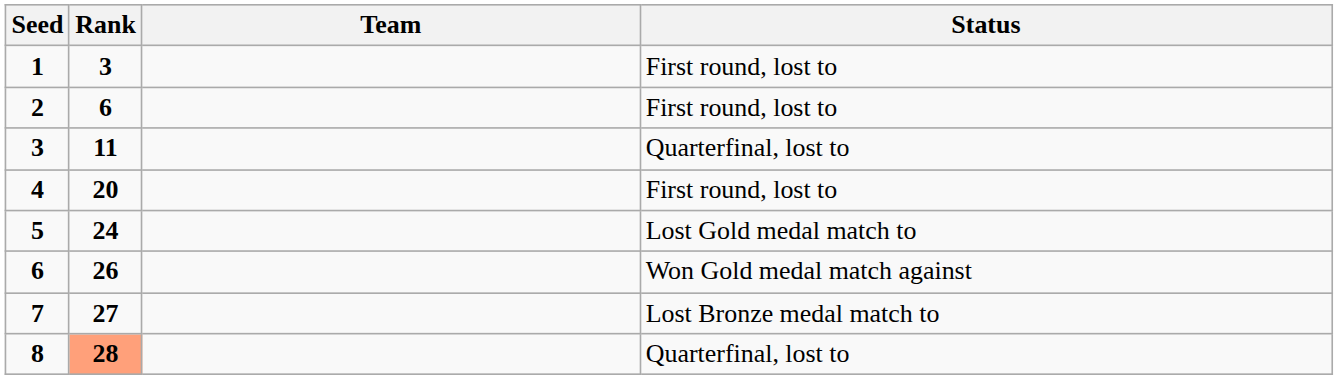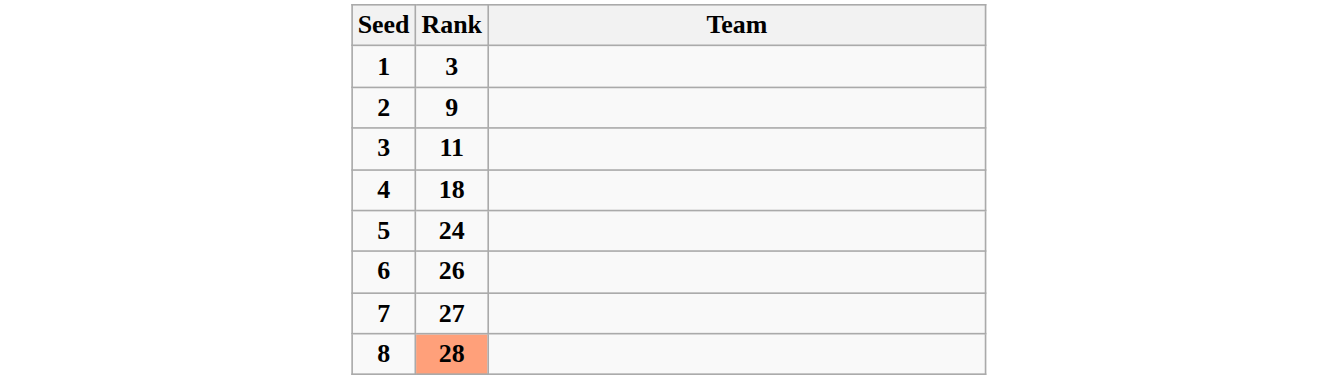- column: (986, 25)
(106, 107) 6 -> (452, 107) 9
(106, 189) 20 -> (452, 189) 18
